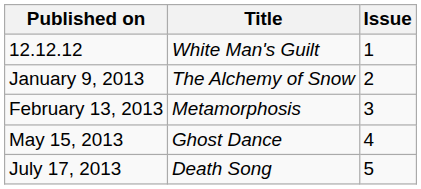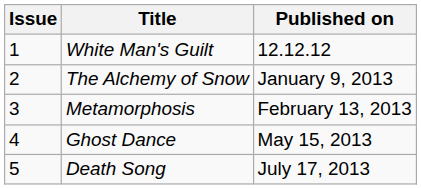columns swapped: (388, 19) <-> (86, 19)
